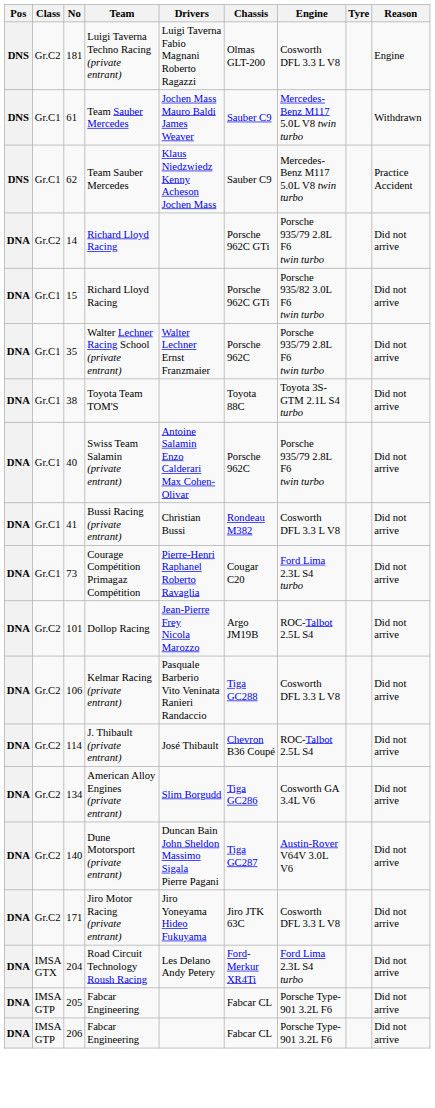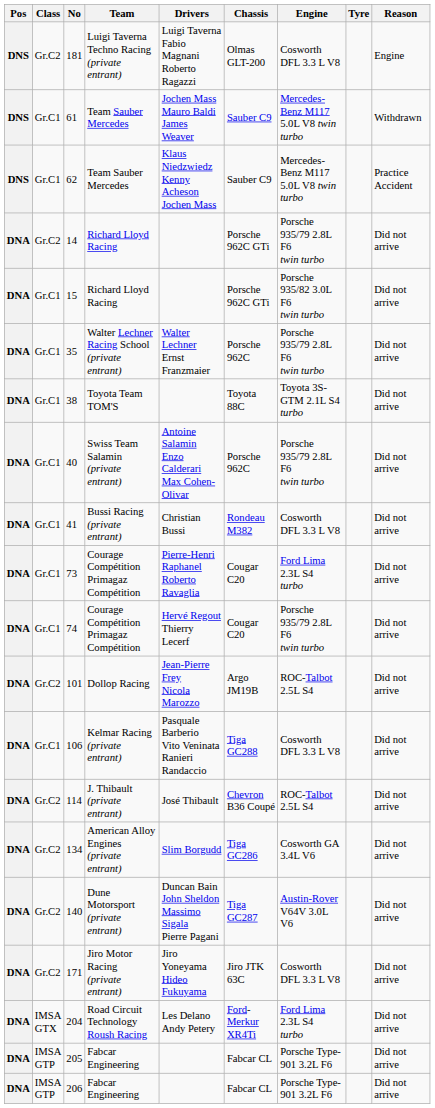+ row: (72, 628)
(48, 690) Gr.C2 -> (48, 745) Gr.C1
